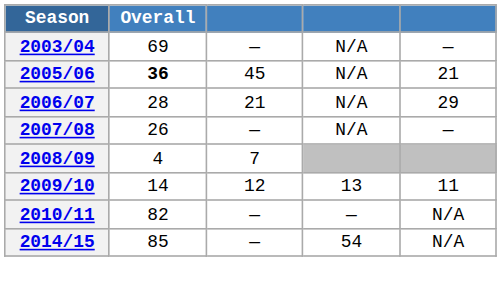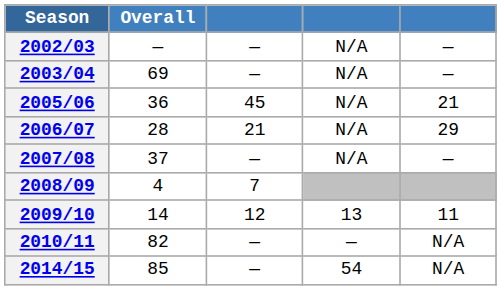+ row: (57, 47)
(158, 75) bold -> (158, 103) normal
(158, 131) 26 -> (158, 159) 37
